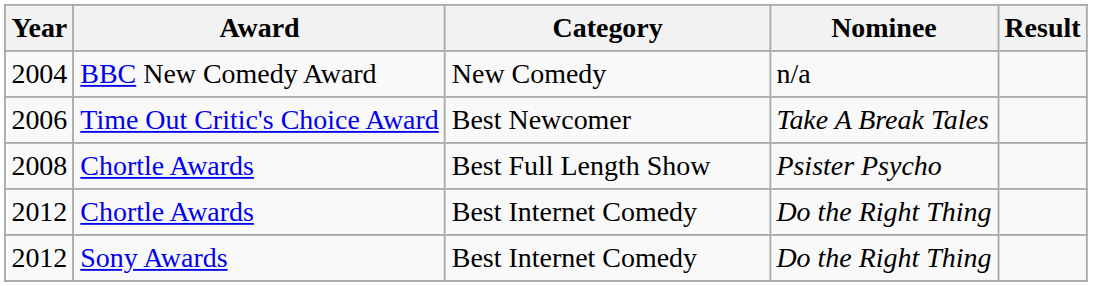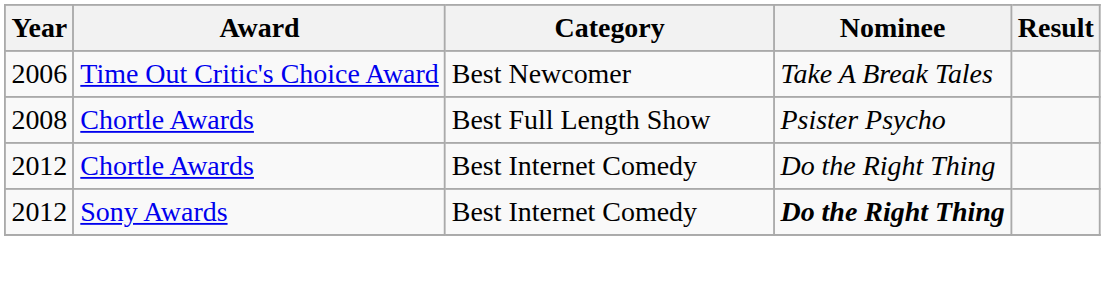- row: (39, 73)
(884, 258) normal -> (893, 212) bold
